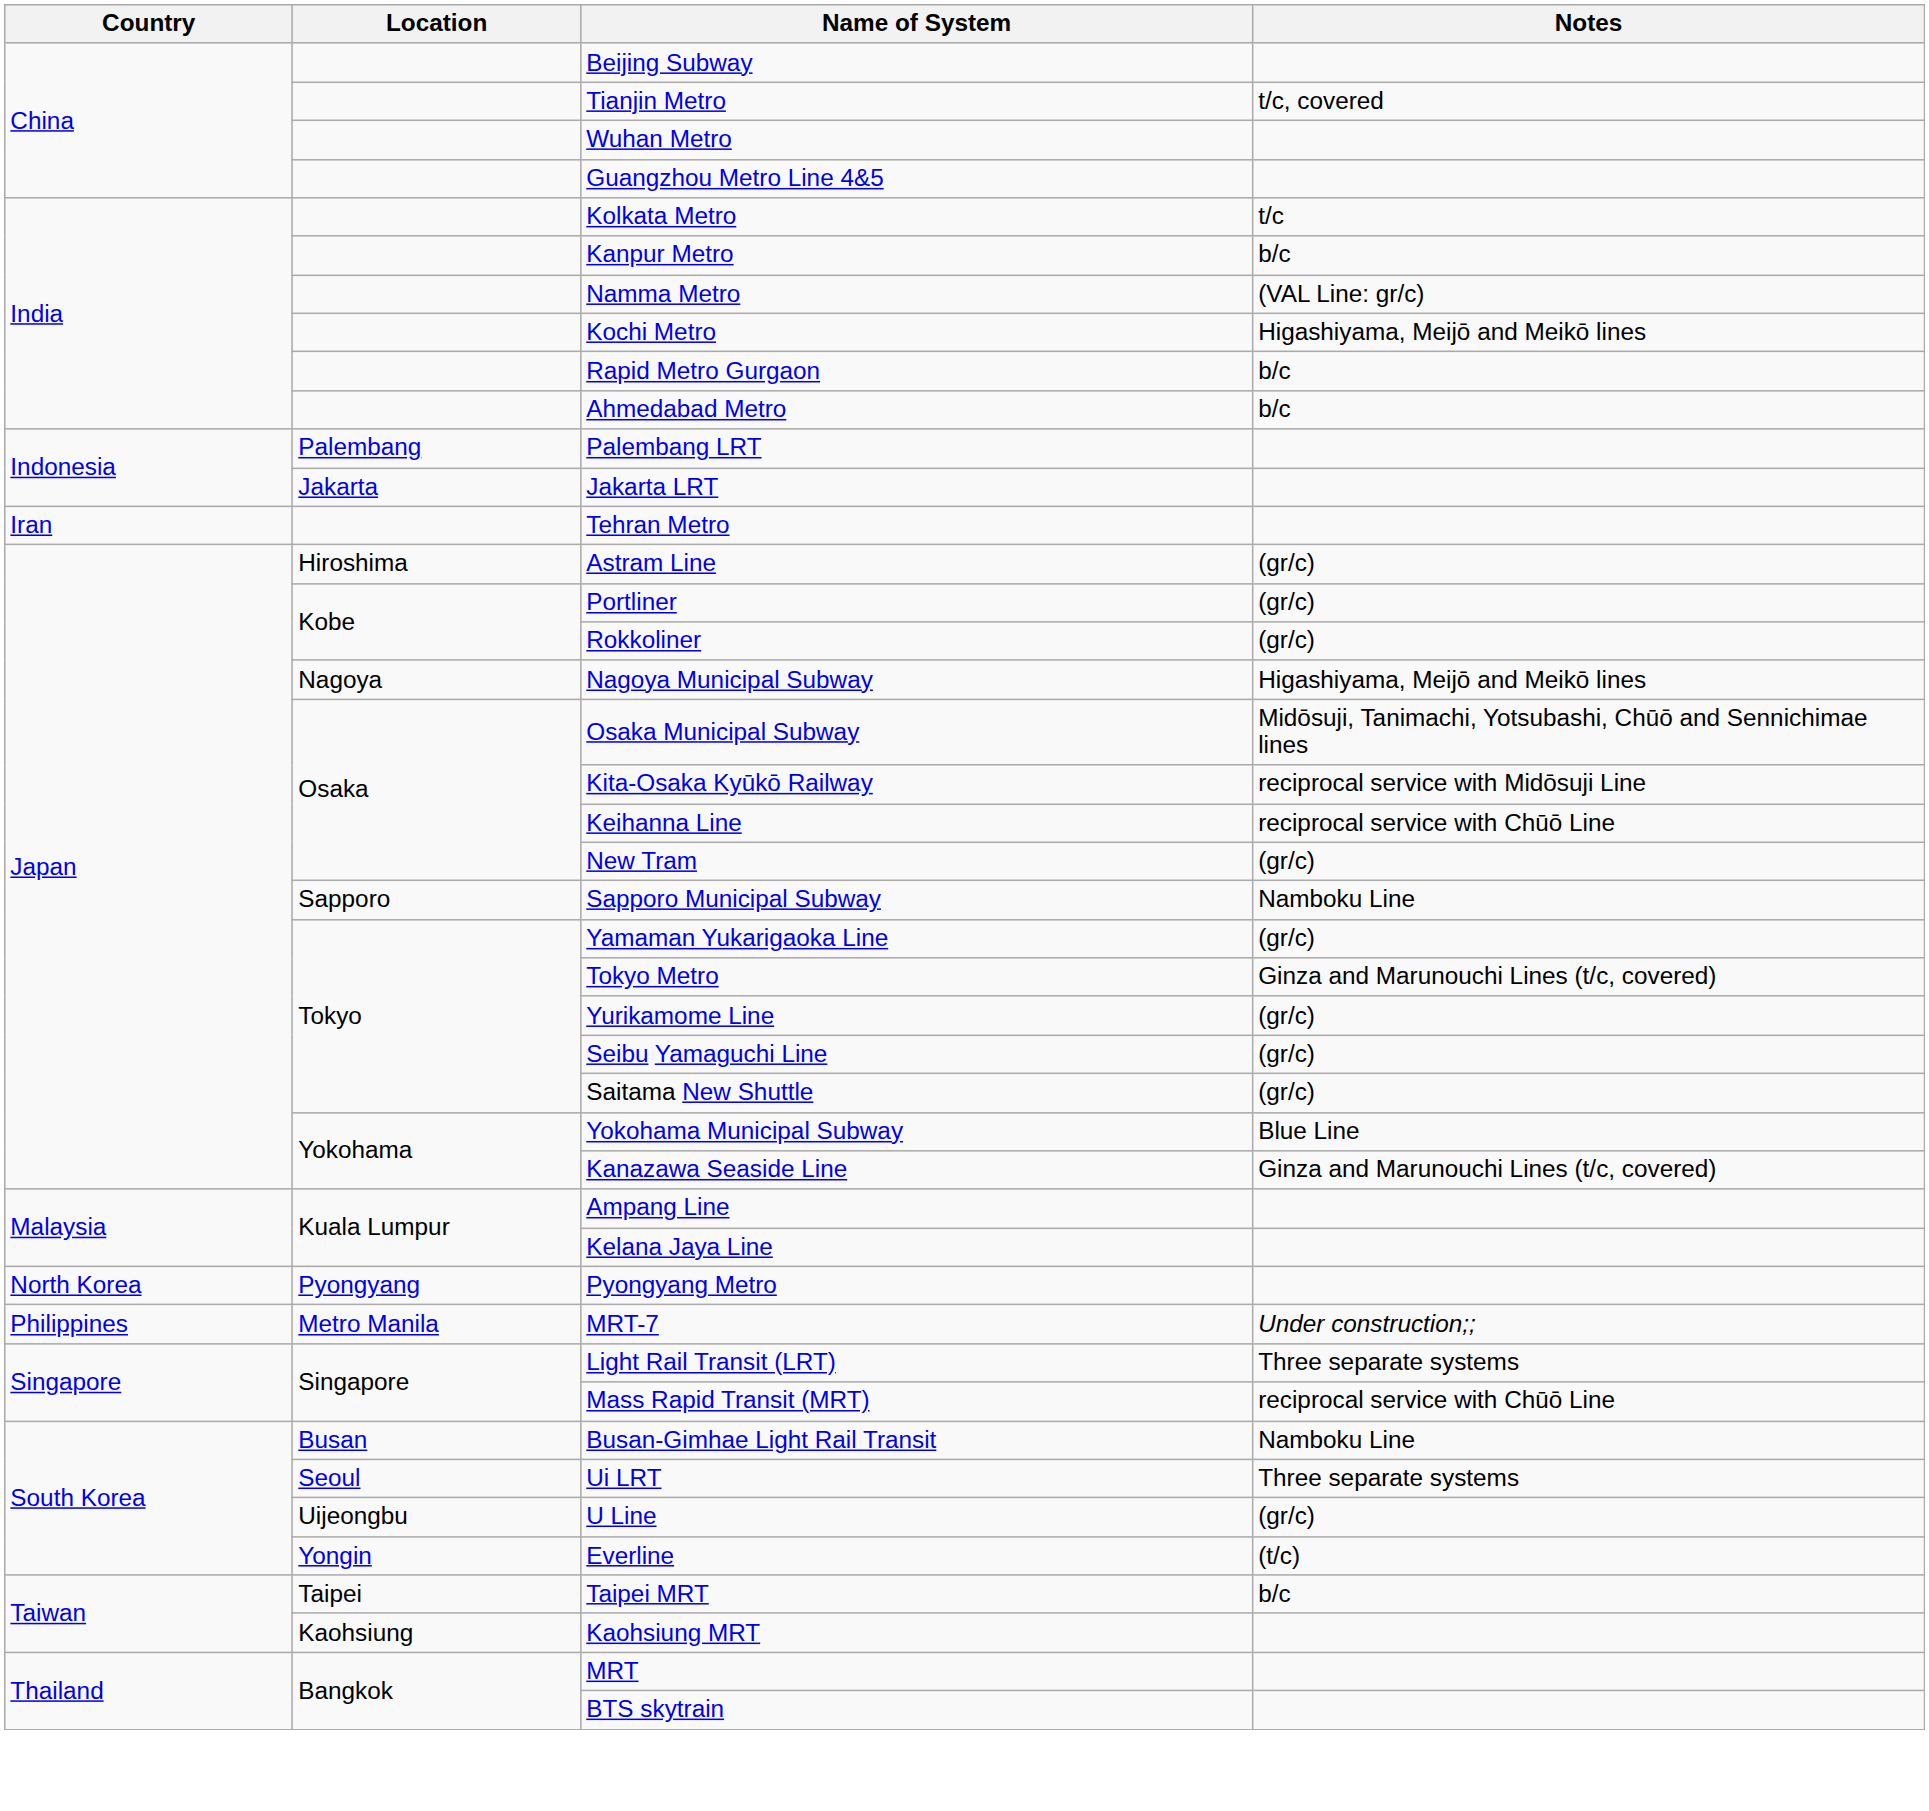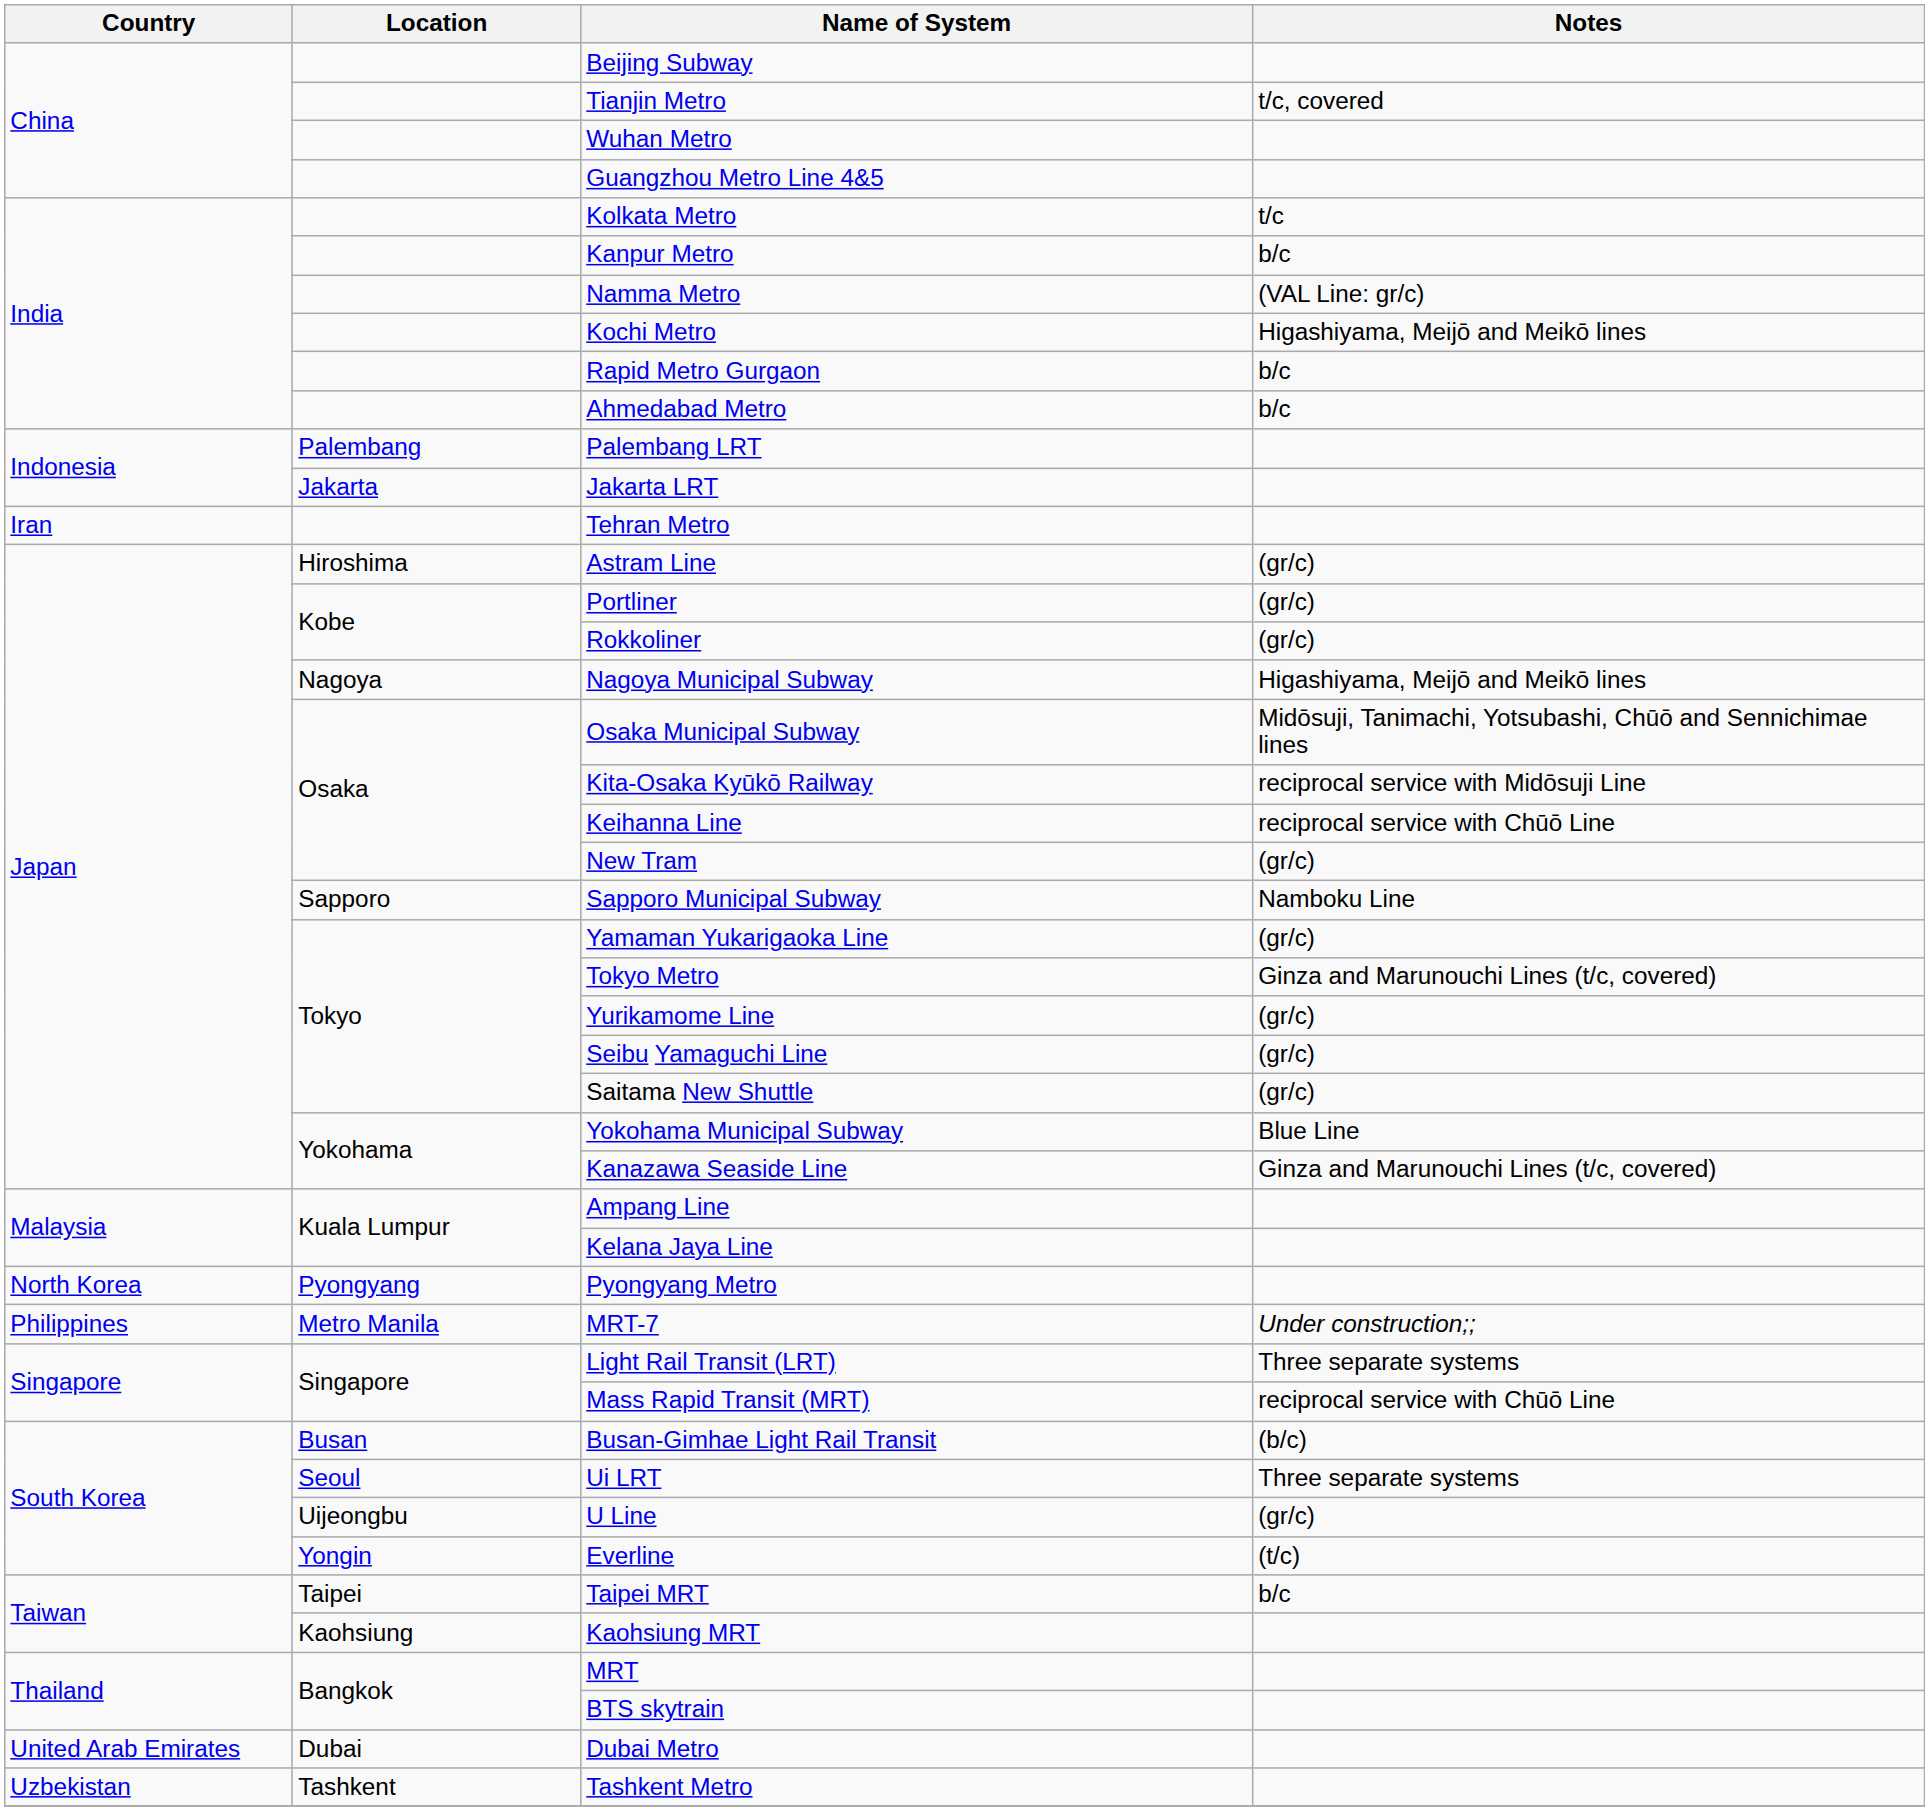(1337, 1439) Namboku Line -> (1282, 1439) (b/c)
+ row: (652, 1748)
+ row: (669, 1786)
